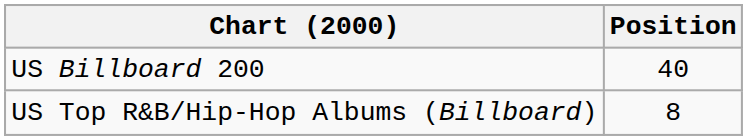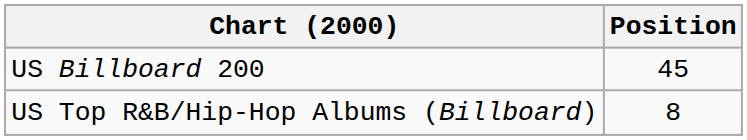(673, 70) 40 -> (673, 70) 45
